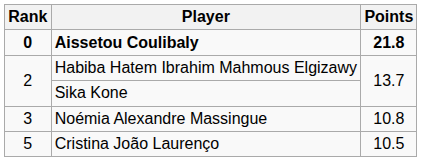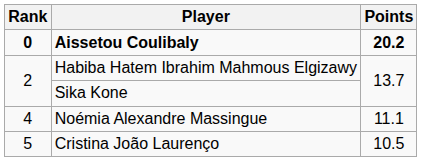(389, 42) 21.8 -> (389, 42) 20.2
(28, 118) 3 -> (28, 118) 4
(389, 118) 10.8 -> (389, 118) 11.1
